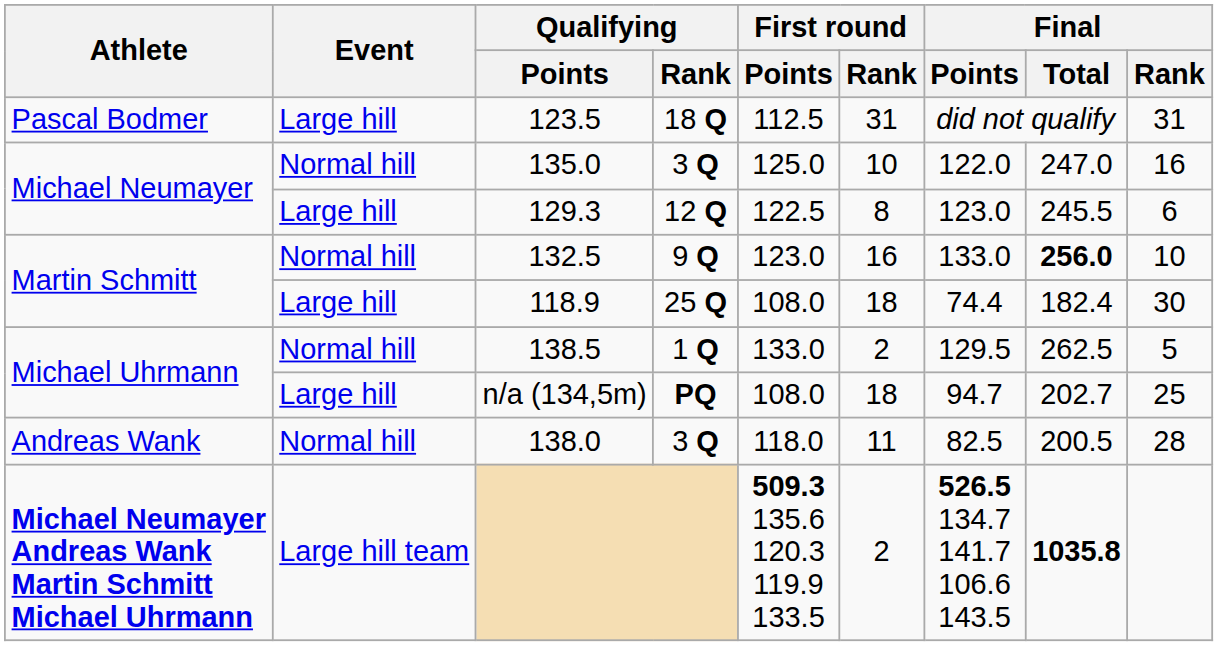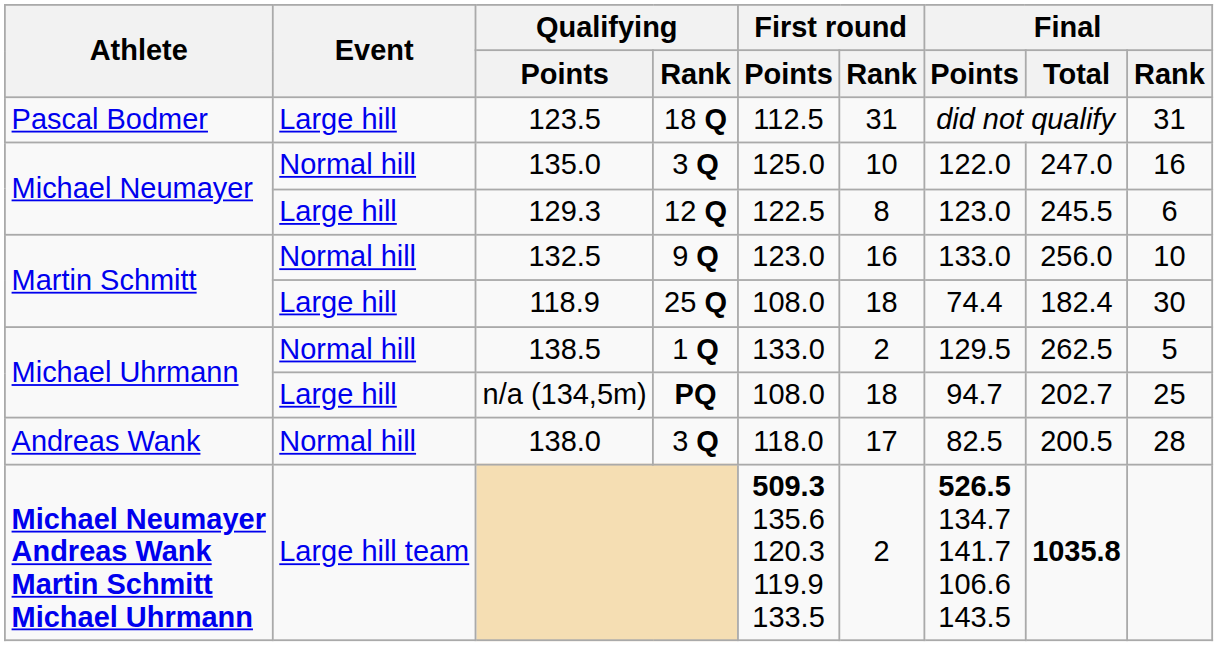(1076, 257) bold -> (1076, 257) normal
(882, 440) 11 -> (882, 440) 17
